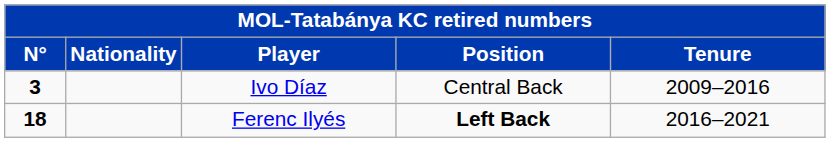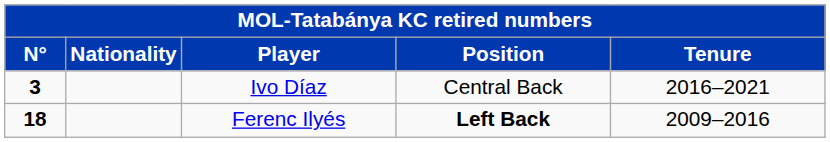(718, 86) 2009–2016 -> (718, 86) 2016–2021
(718, 119) 2016–2021 -> (718, 119) 2009–2016
